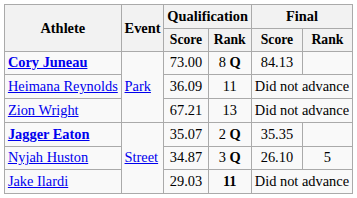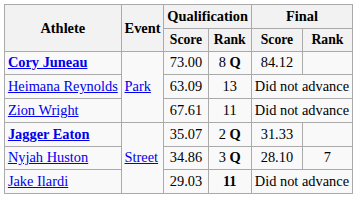(277, 62) 84.13 -> (277, 62) 84.12
(186, 86) 36.09 -> (186, 86) 63.09
(230, 86) 11 -> (230, 86) 13
(186, 110) 67.21 -> (186, 110) 67.61
(230, 110) 13 -> (230, 110) 11
(277, 134) 35.35 -> (277, 134) 31.33
(186, 157) 34.87 -> (186, 157) 34.86
(277, 157) 26.10 -> (277, 157) 28.10
(327, 157) 5 -> (327, 157) 7
